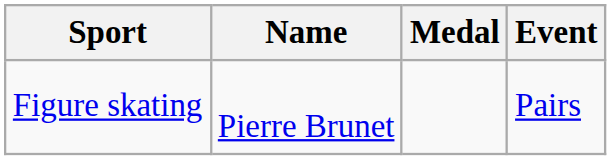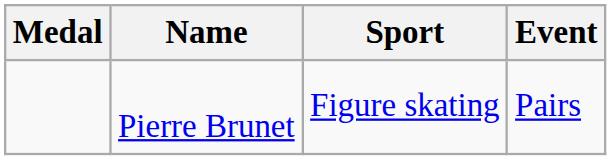columns swapped: (455, 32) <-> (108, 32)
